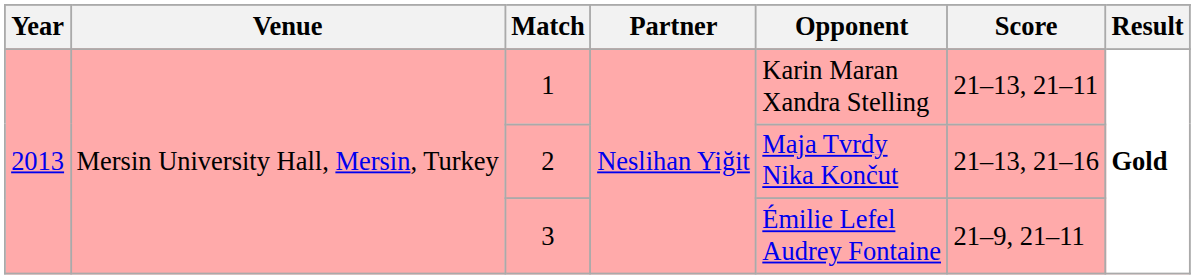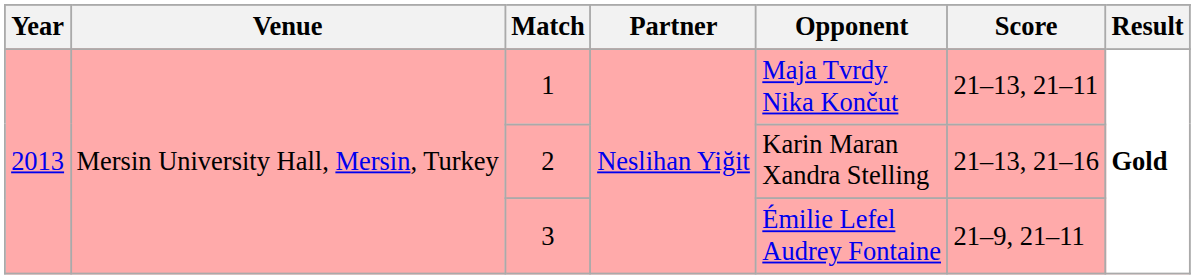(846, 86) Karin Maran Xandra Stelling -> (830, 86) Maja Tvrdy Nika Končut
(830, 161) Maja Tvrdy Nika Končut -> (846, 161) Karin Maran Xandra Stelling
